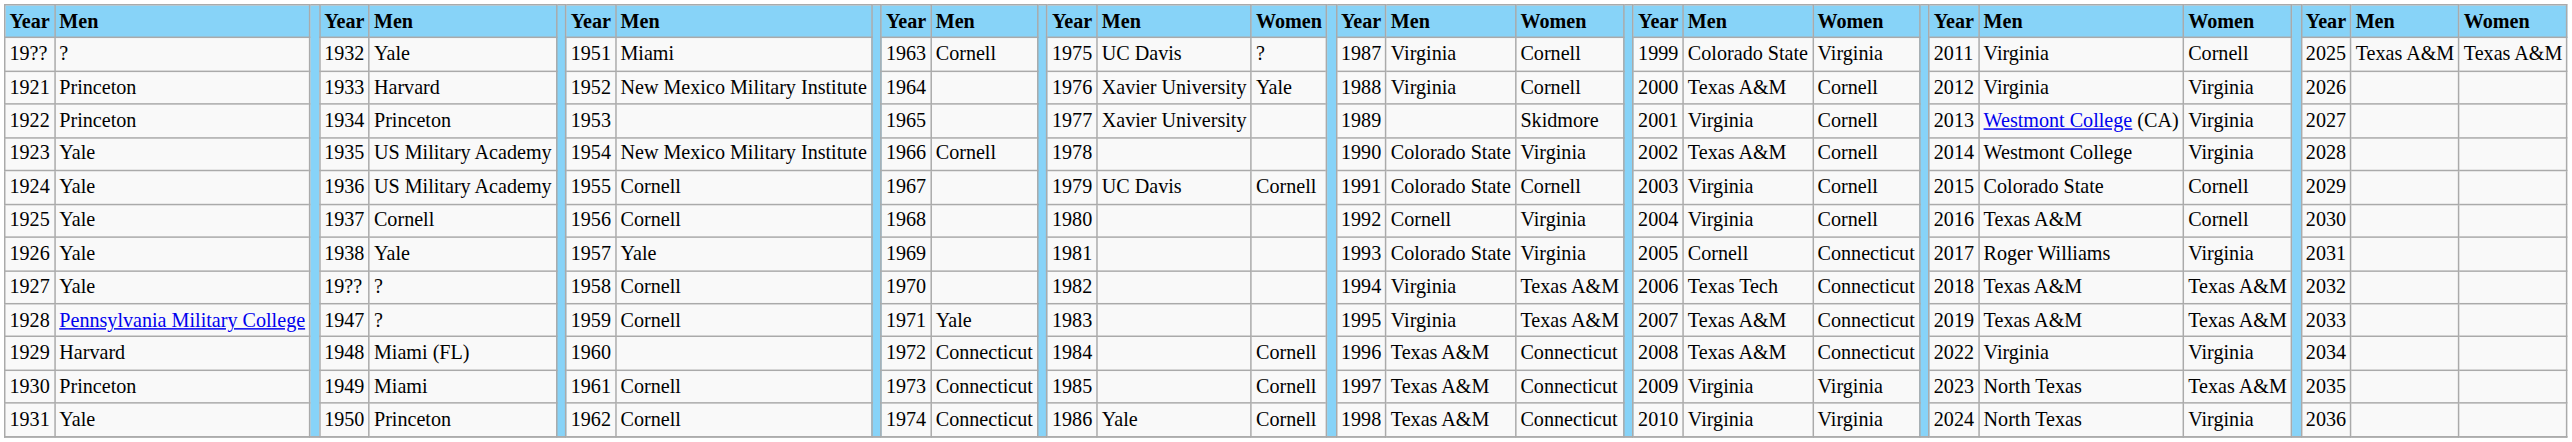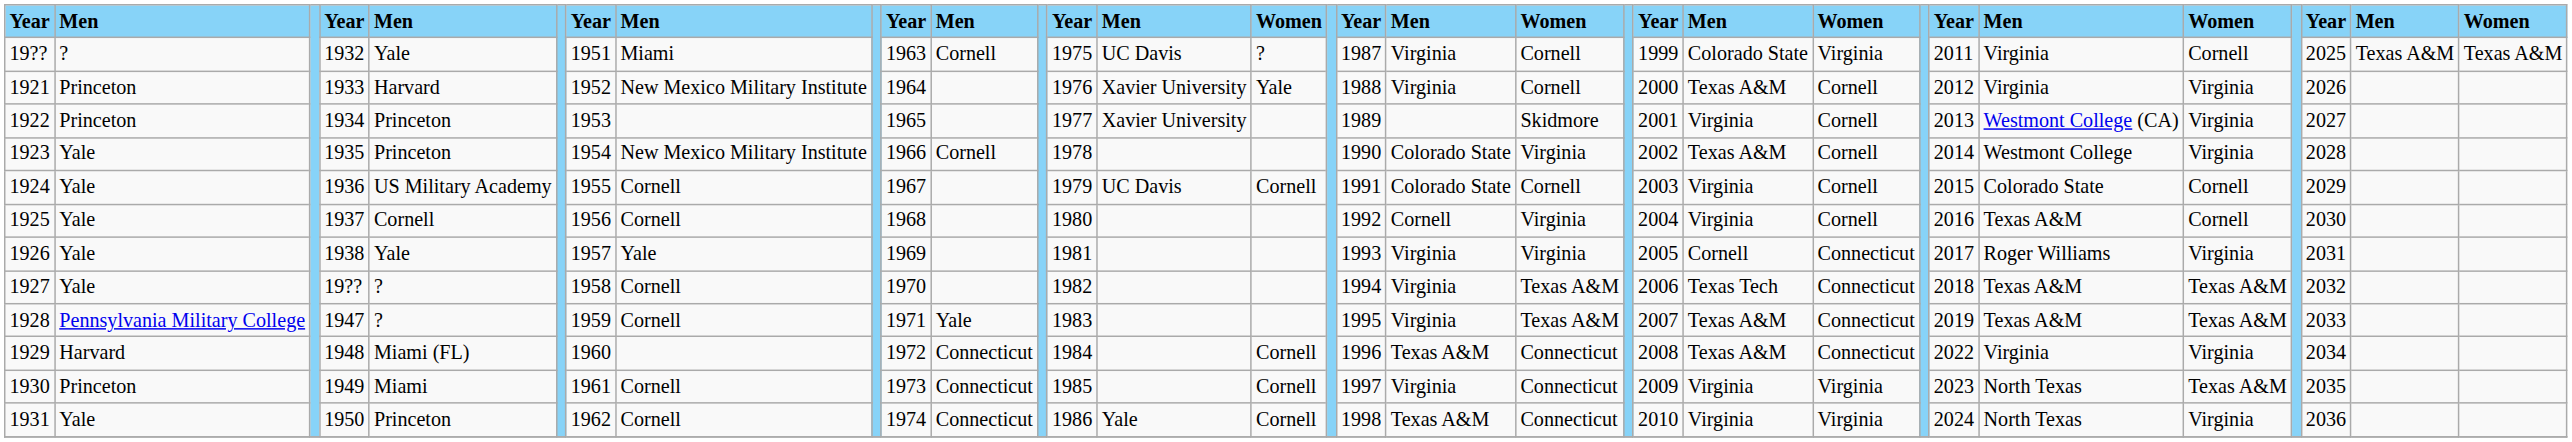(463, 153) US Military Academy -> (413, 153) Princeton
(1451, 253) Colorado State -> (1424, 253) Virginia
(1440, 385) Texas A&M -> (1424, 385) Virginia
